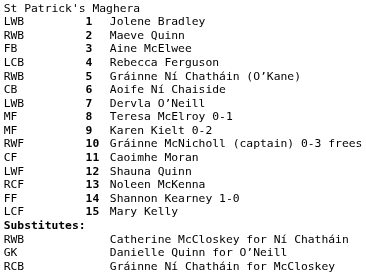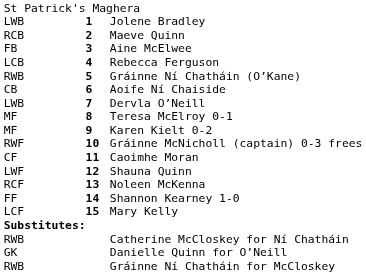(14, 35) RWB -> (14, 35) RCB
(14, 266) RCB -> (14, 266) RWB
